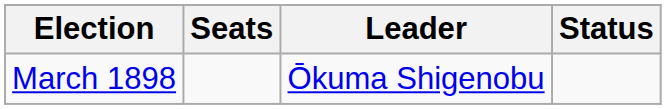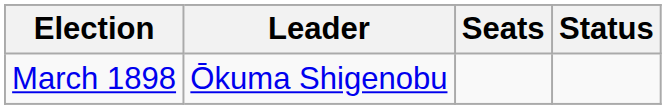columns swapped: (416, 29) <-> (232, 29)
